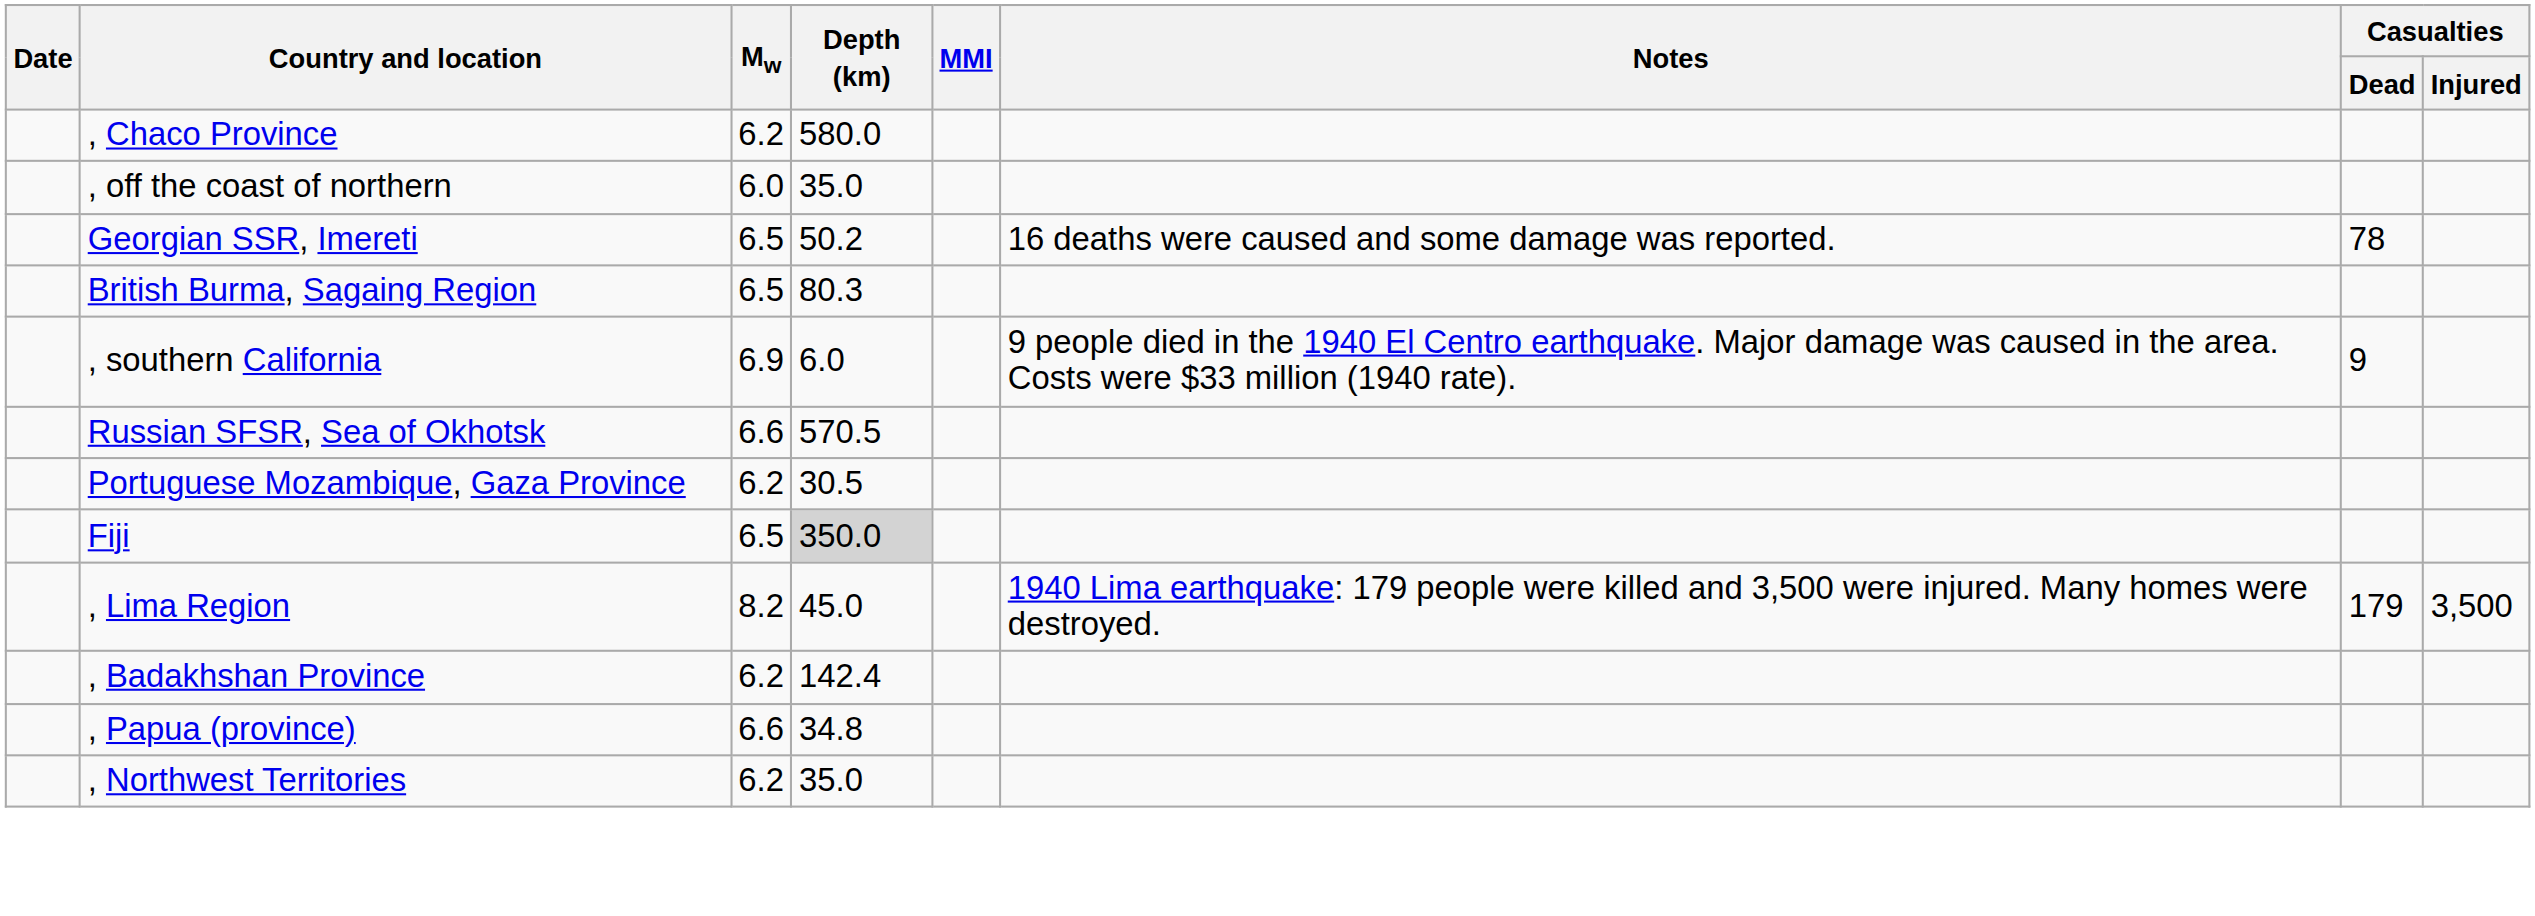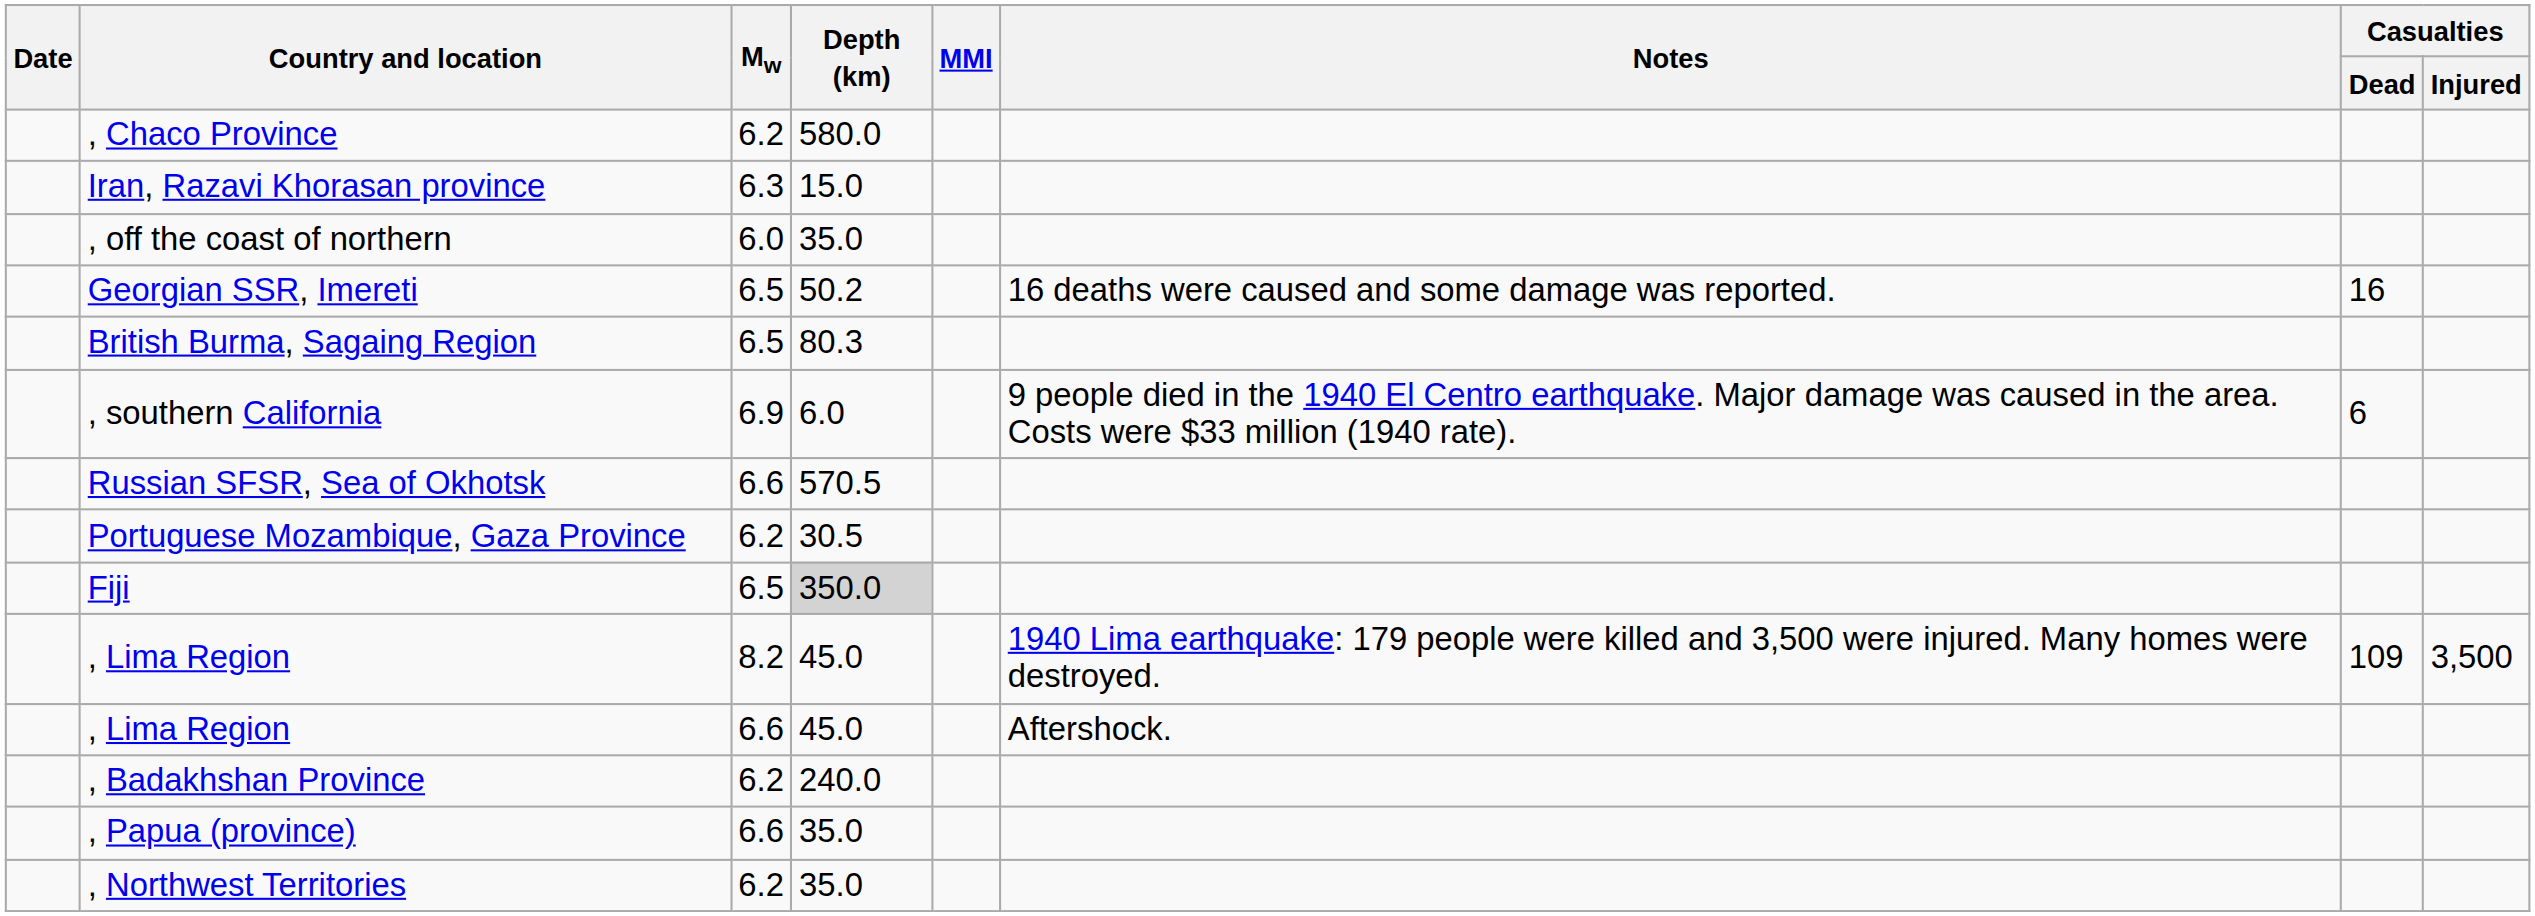+ row: (317, 186)
(2367, 238) 78 -> (2367, 290) 16
(2358, 361) 9 -> (2358, 413) 6
(2376, 606) 179 -> (2376, 658) 109
+ row: (189, 728)
(840, 676) 142.4 -> (840, 780) 240.0
(831, 728) 34.8 -> (831, 832) 35.0
